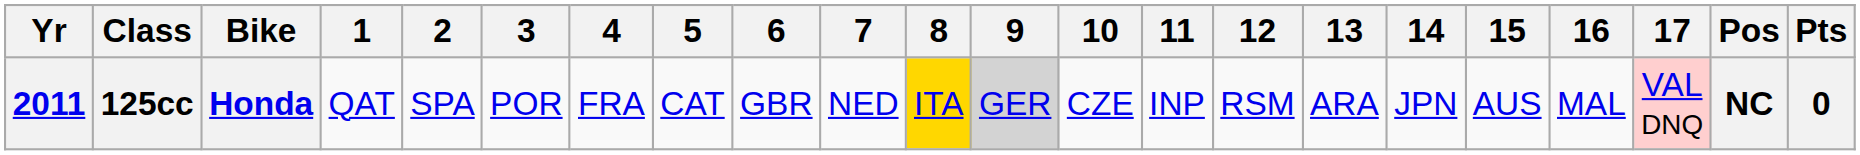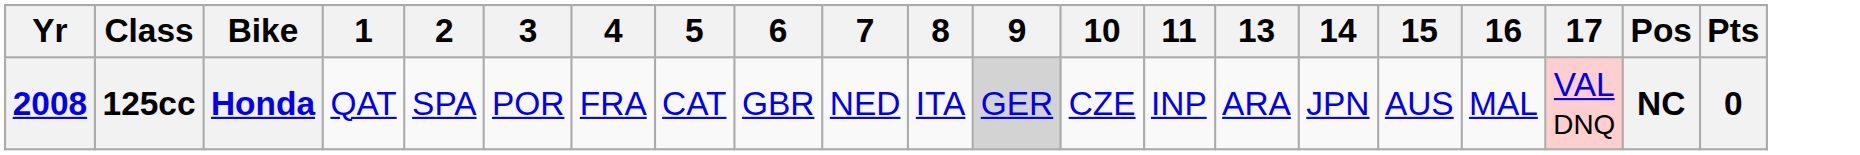- column: (1257, 31)
(49, 102) 2011 -> (50, 102) 2008
(939, 102) gold background -> (941, 102) no background
